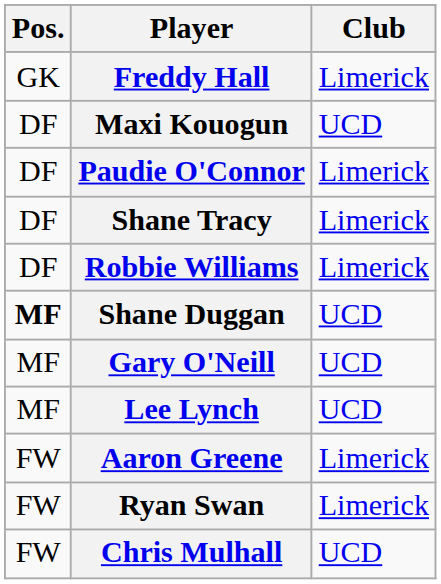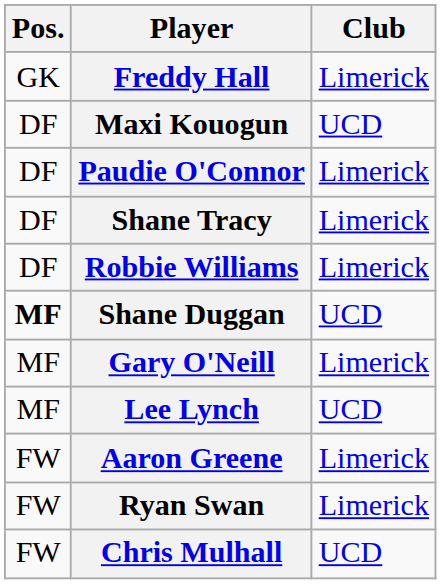(350, 362) UCD -> (374, 362) Limerick
